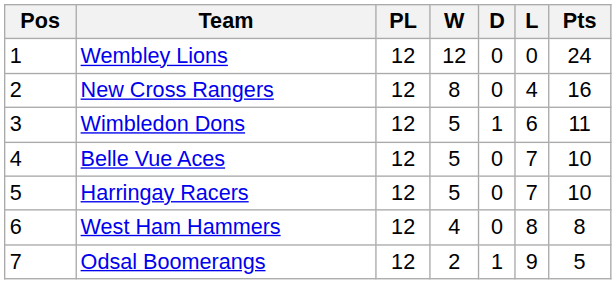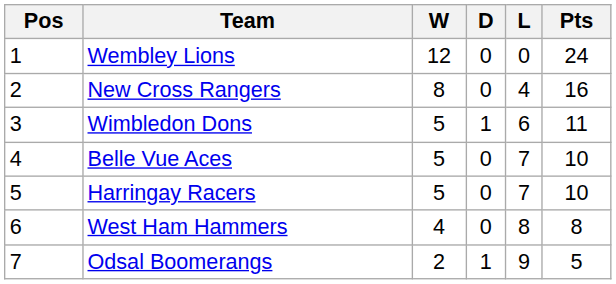- column: (403, 21)
